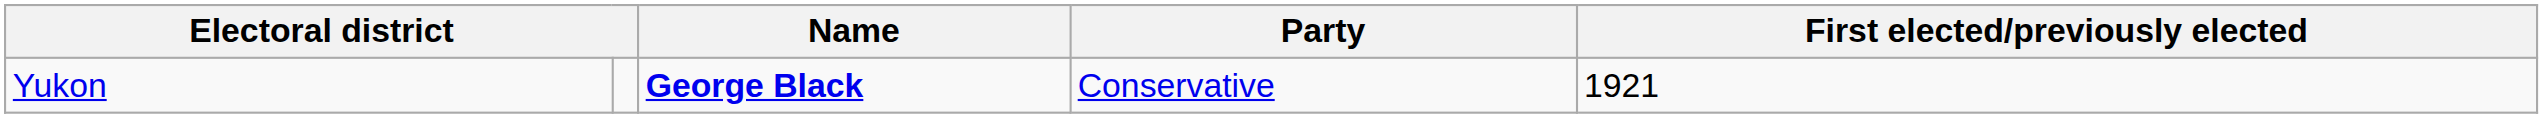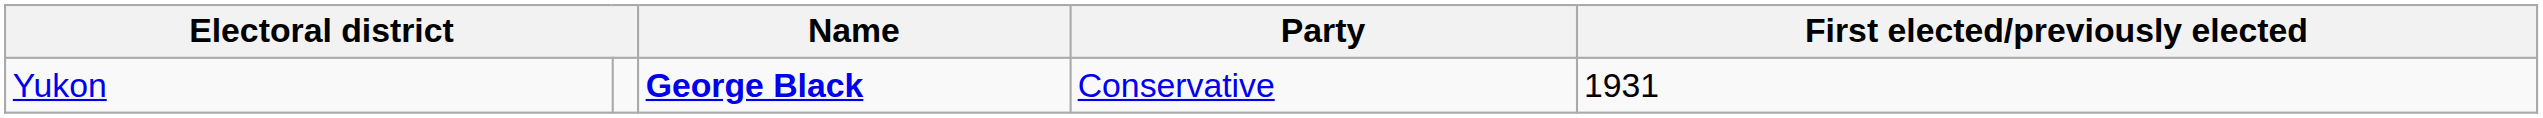(1622, 84) 1921 -> (1622, 84) 1931
